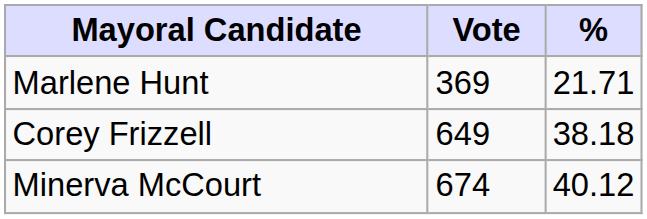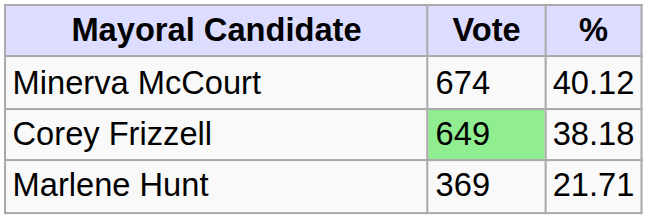rows swapped: (137, 185) <-> (111, 82)
(463, 133) no background -> (463, 133) lightgreen background
